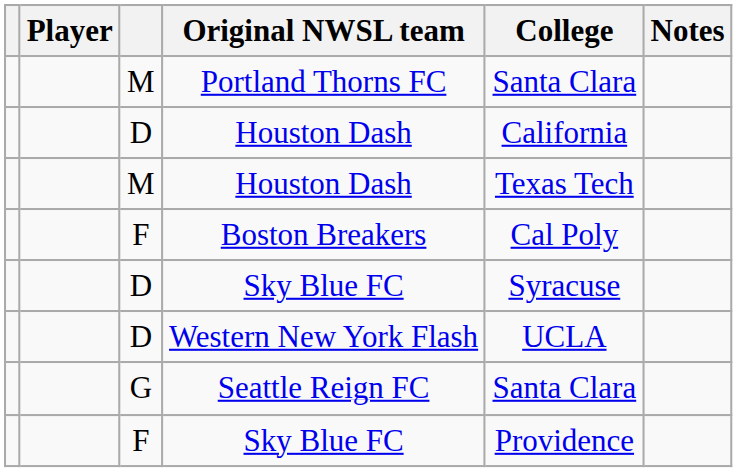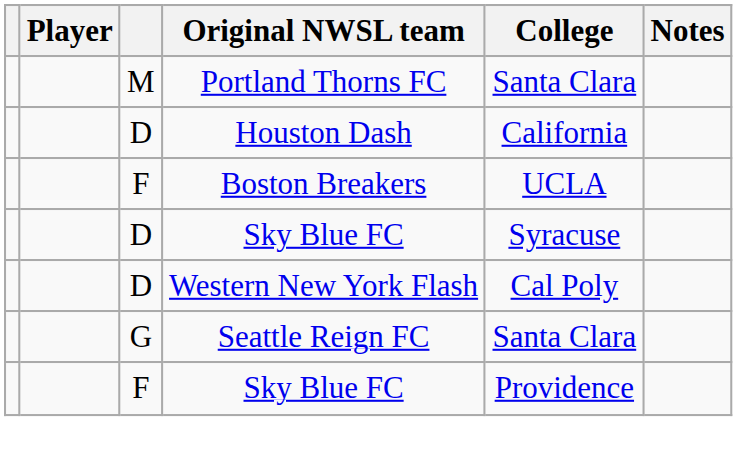- row: (141, 183)
(564, 234) Cal Poly -> (564, 183) UCLA
(564, 337) UCLA -> (564, 285) Cal Poly
